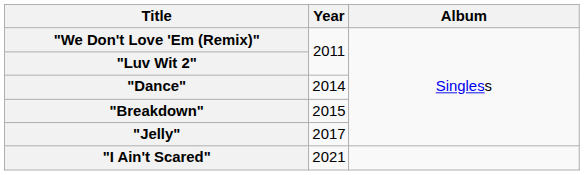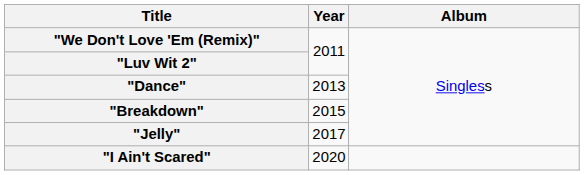(329, 87) 2014 -> (329, 87) 2013
(329, 157) 2021 -> (329, 157) 2020
